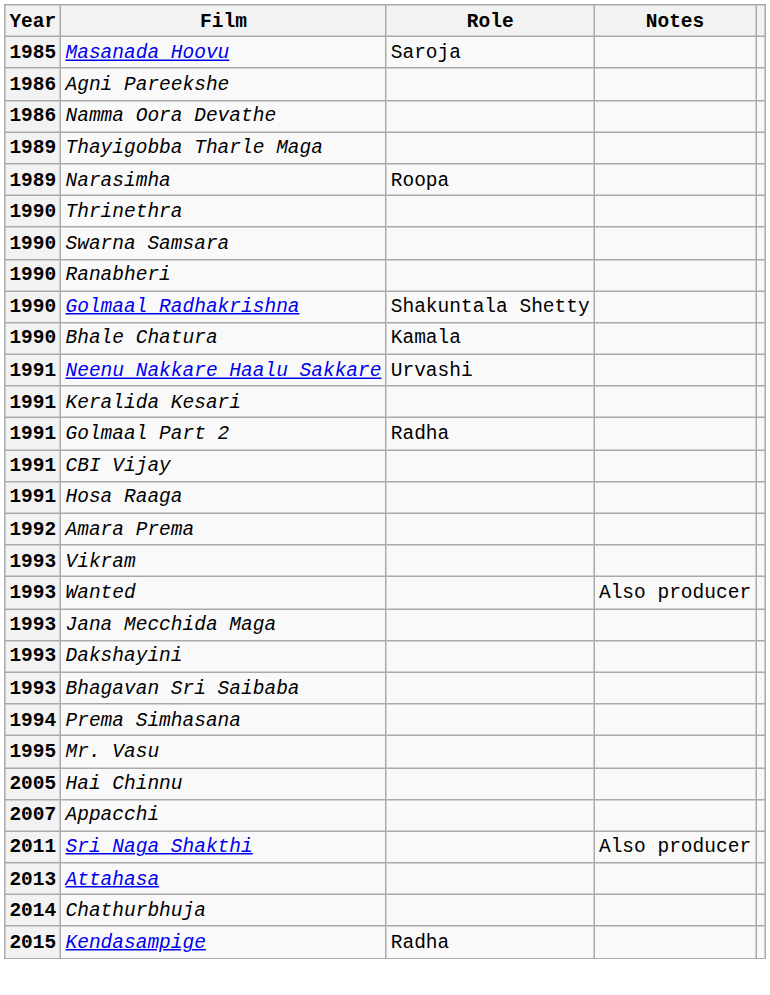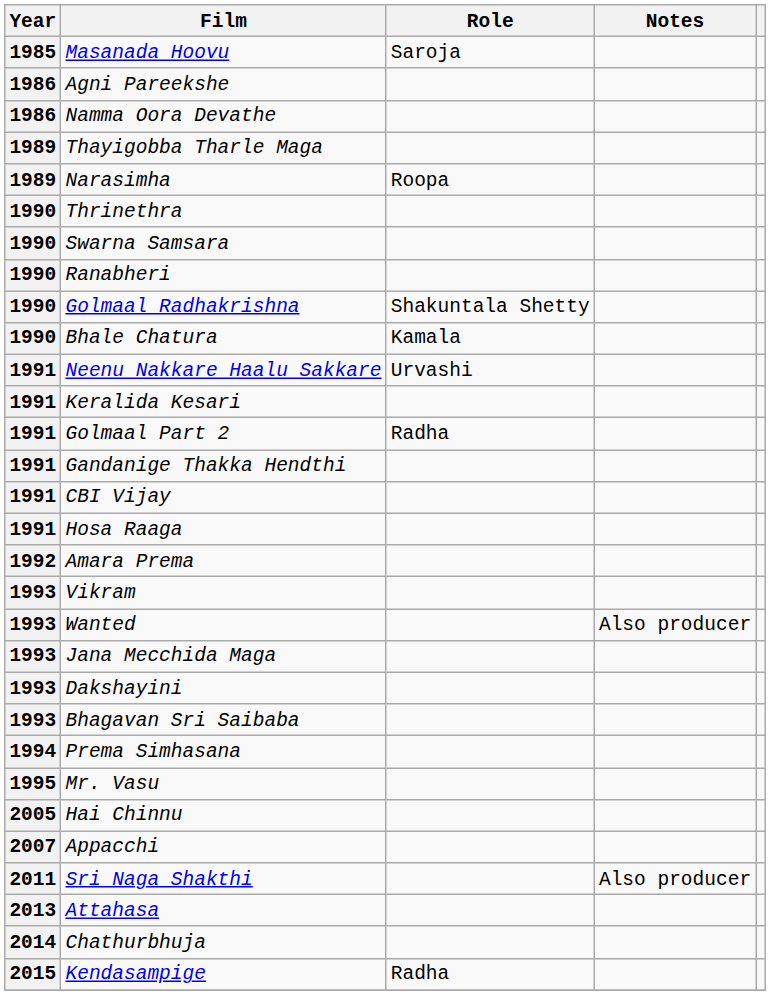+ row: (206, 466)
